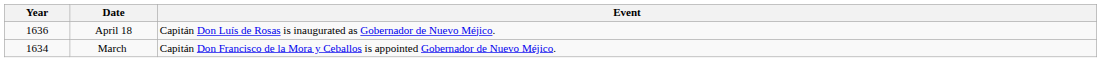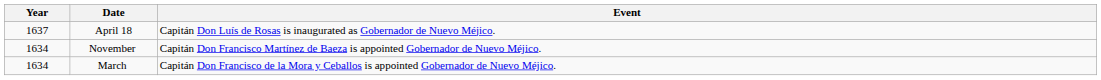(37, 30) 1636 -> (37, 30) 1637
+ row: (114, 48)
